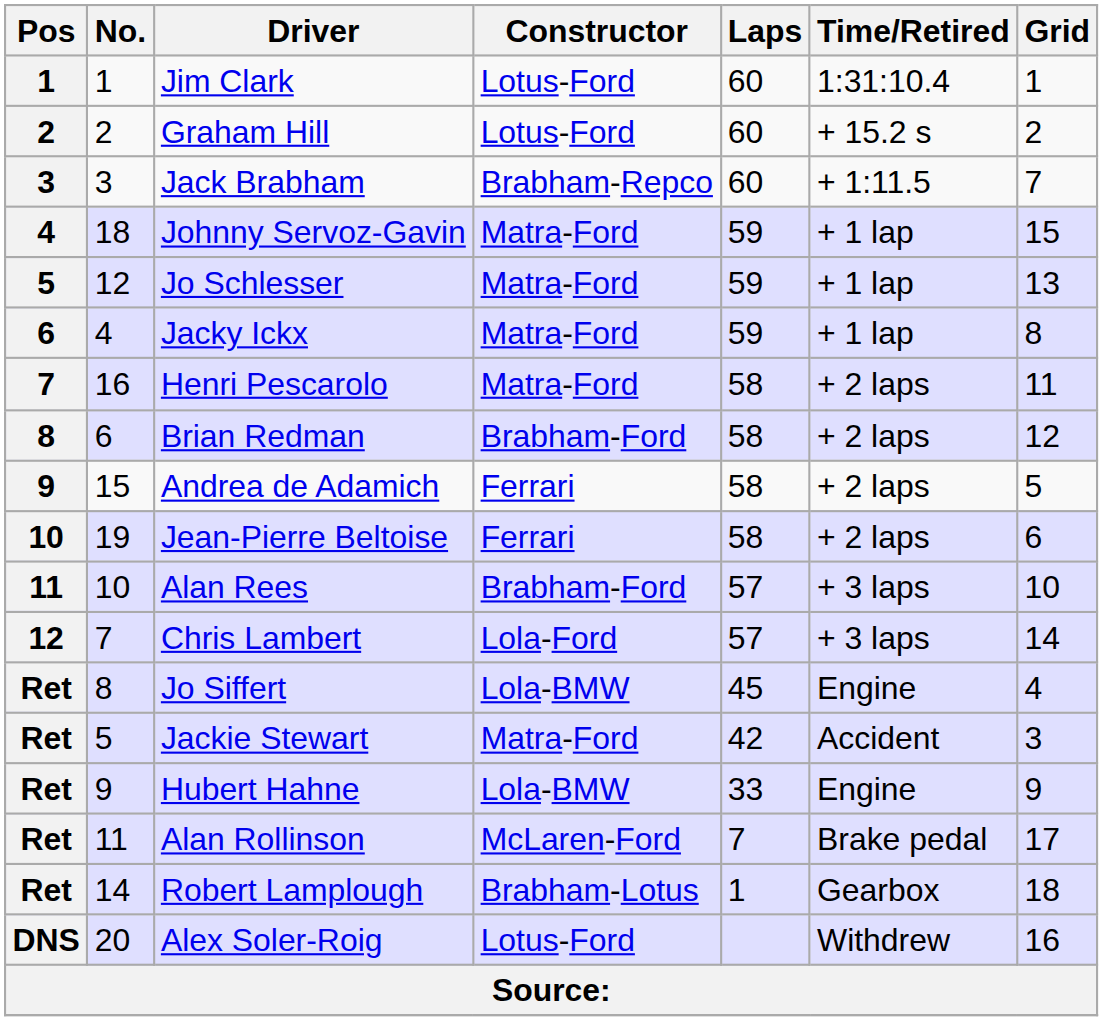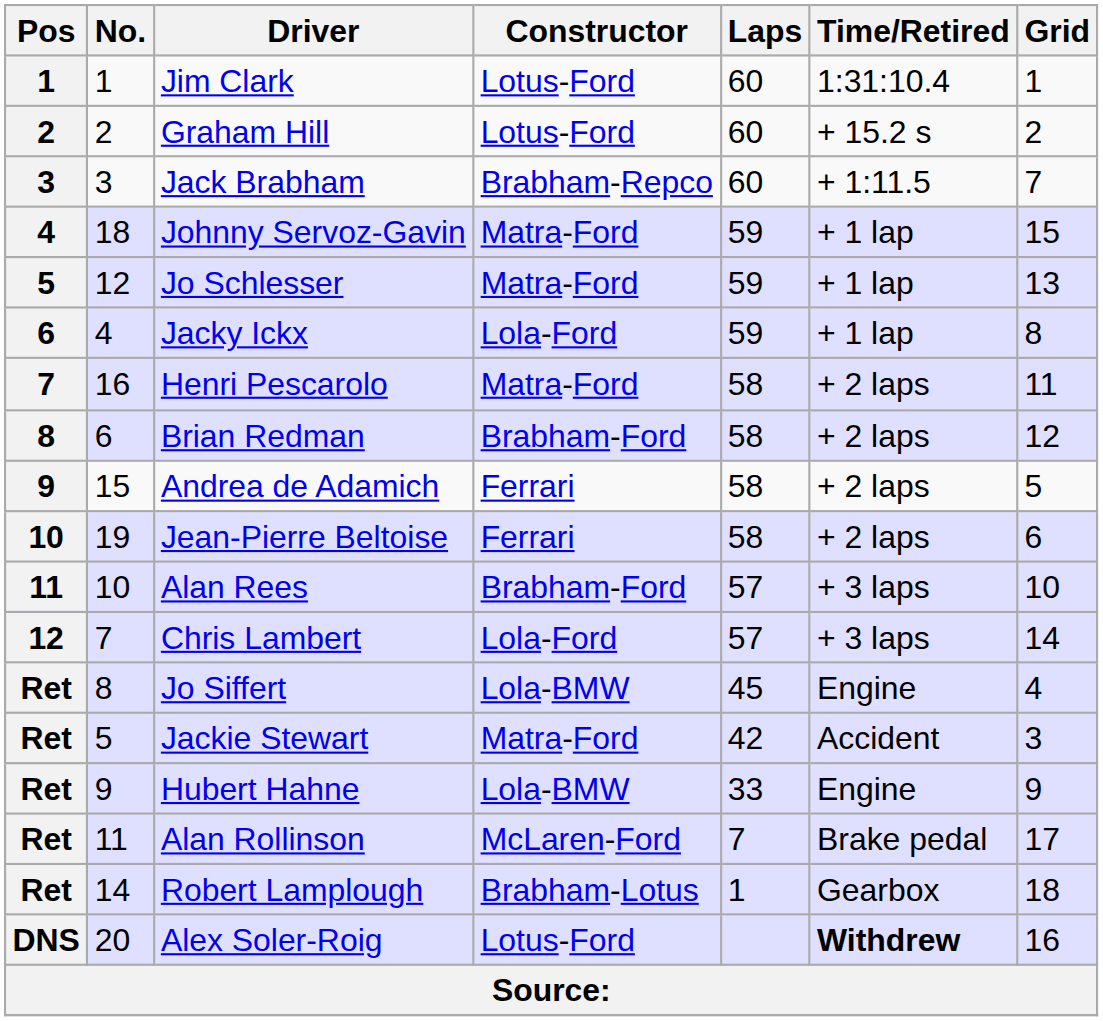(560, 334) Matra-Ford -> (549, 334) Lola-Ford
(883, 940) normal -> (889, 940) bold
